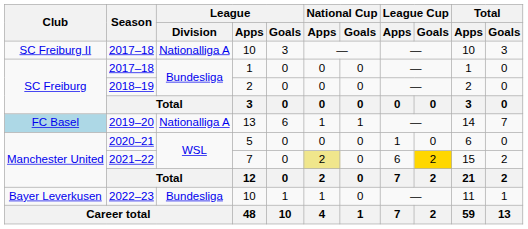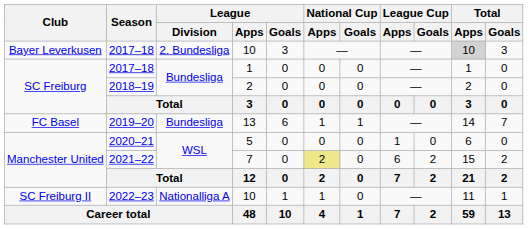(55, 50) SC Freiburg II -> (55, 50) Bayer Leverkusen
(194, 50) Nationalliga A -> (194, 50) 2. Bundesliga
(469, 50) no background -> (469, 50) lightgrey background
(55, 123) lightblue background -> (55, 123) no background
(194, 123) Nationalliga A -> (194, 123) Bundesliga
(433, 159) gold background -> (433, 159) no background
(55, 196) Bayer Leverkusen -> (55, 196) SC Freiburg II
(194, 196) Bundesliga -> (194, 196) Nationalliga A
